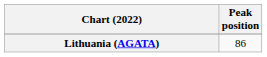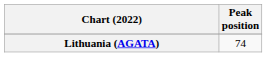(240, 43) 86 -> (240, 43) 74
